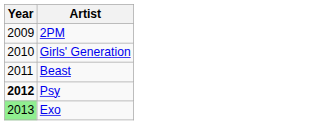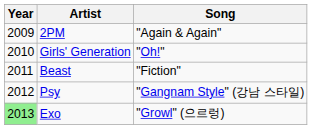+ column: (220, 14)
(21, 91) bold -> (21, 92) normal
